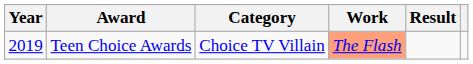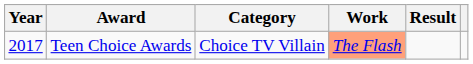(26, 45) 2019 -> (26, 45) 2017
